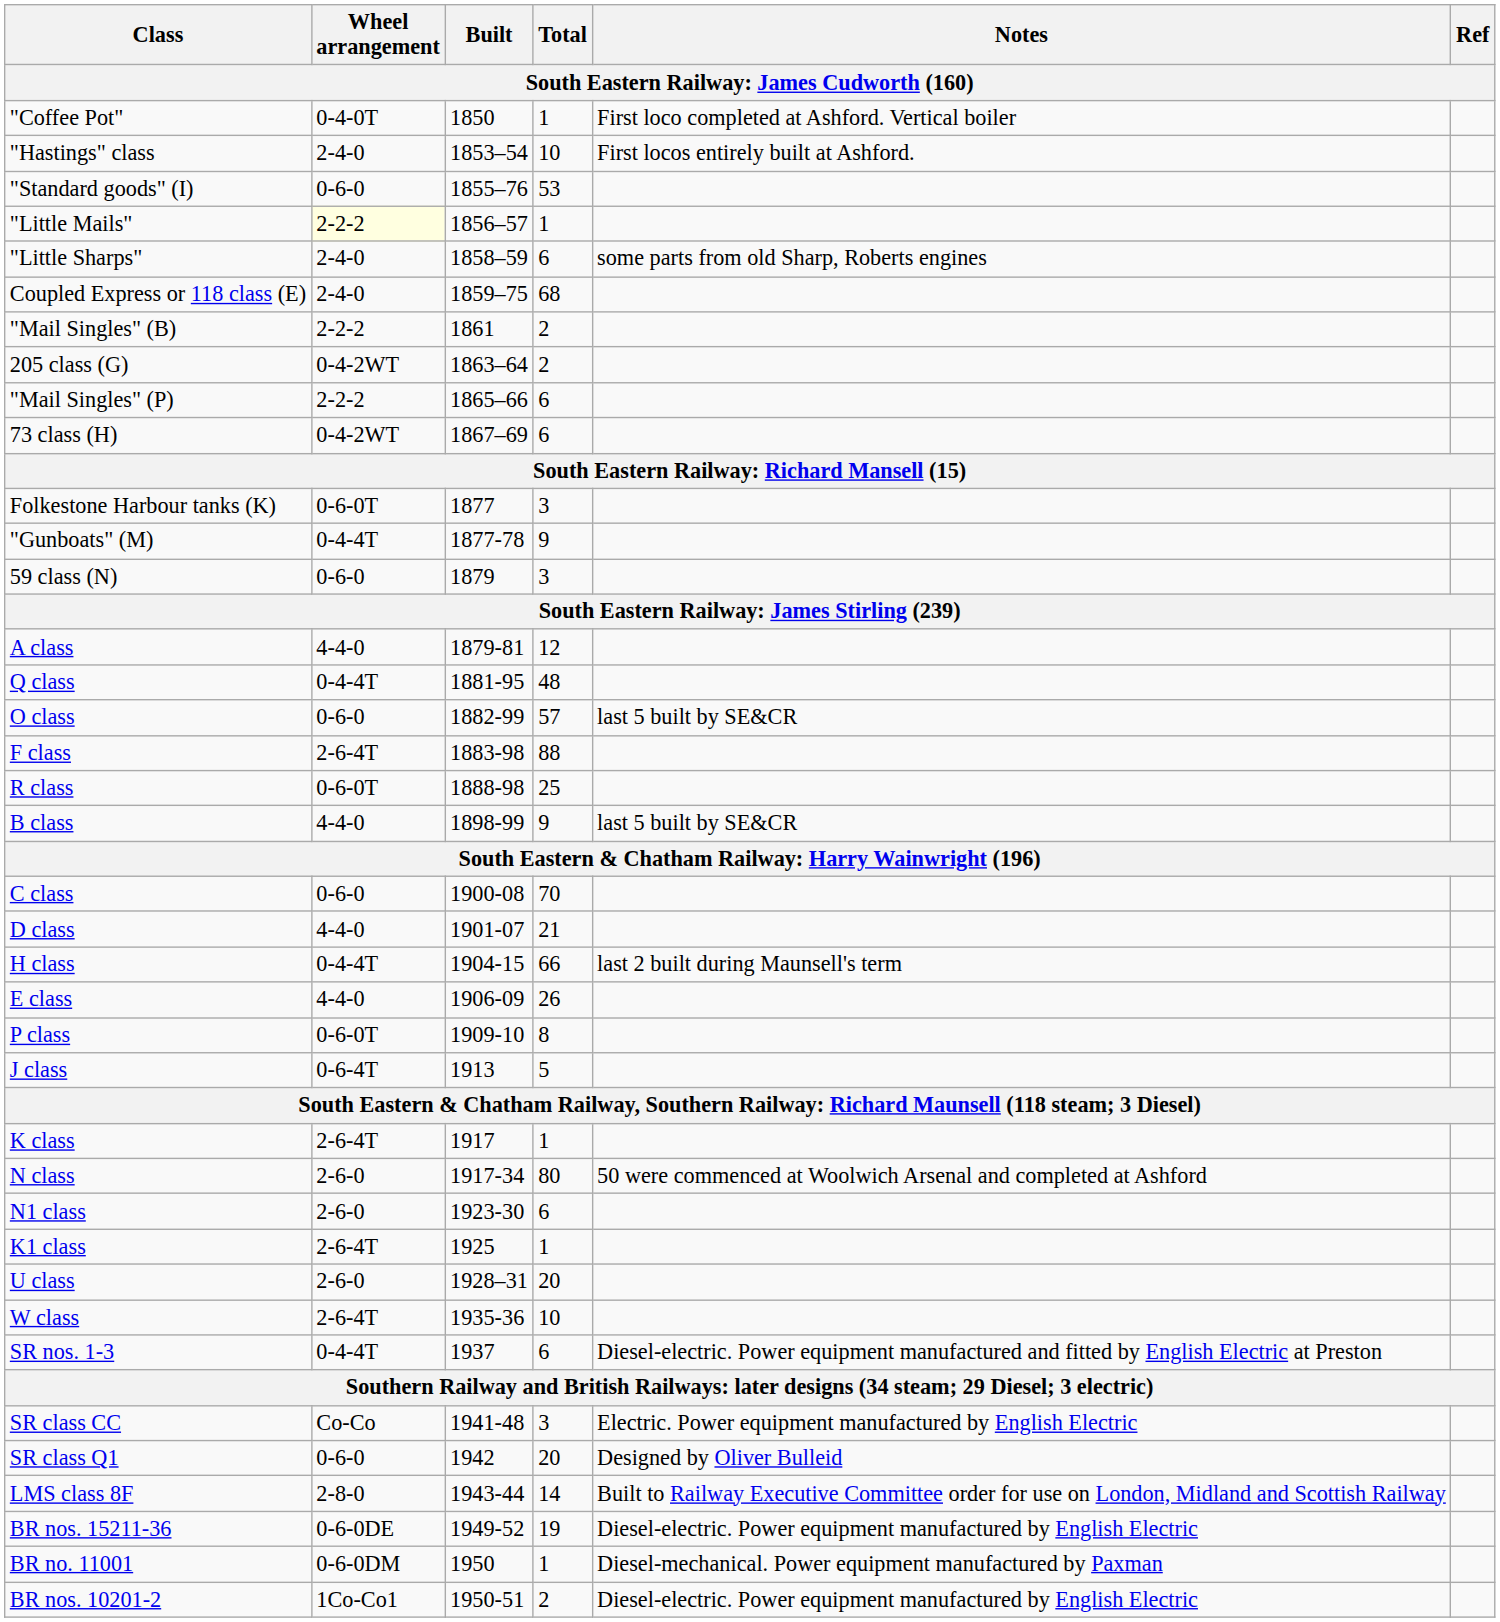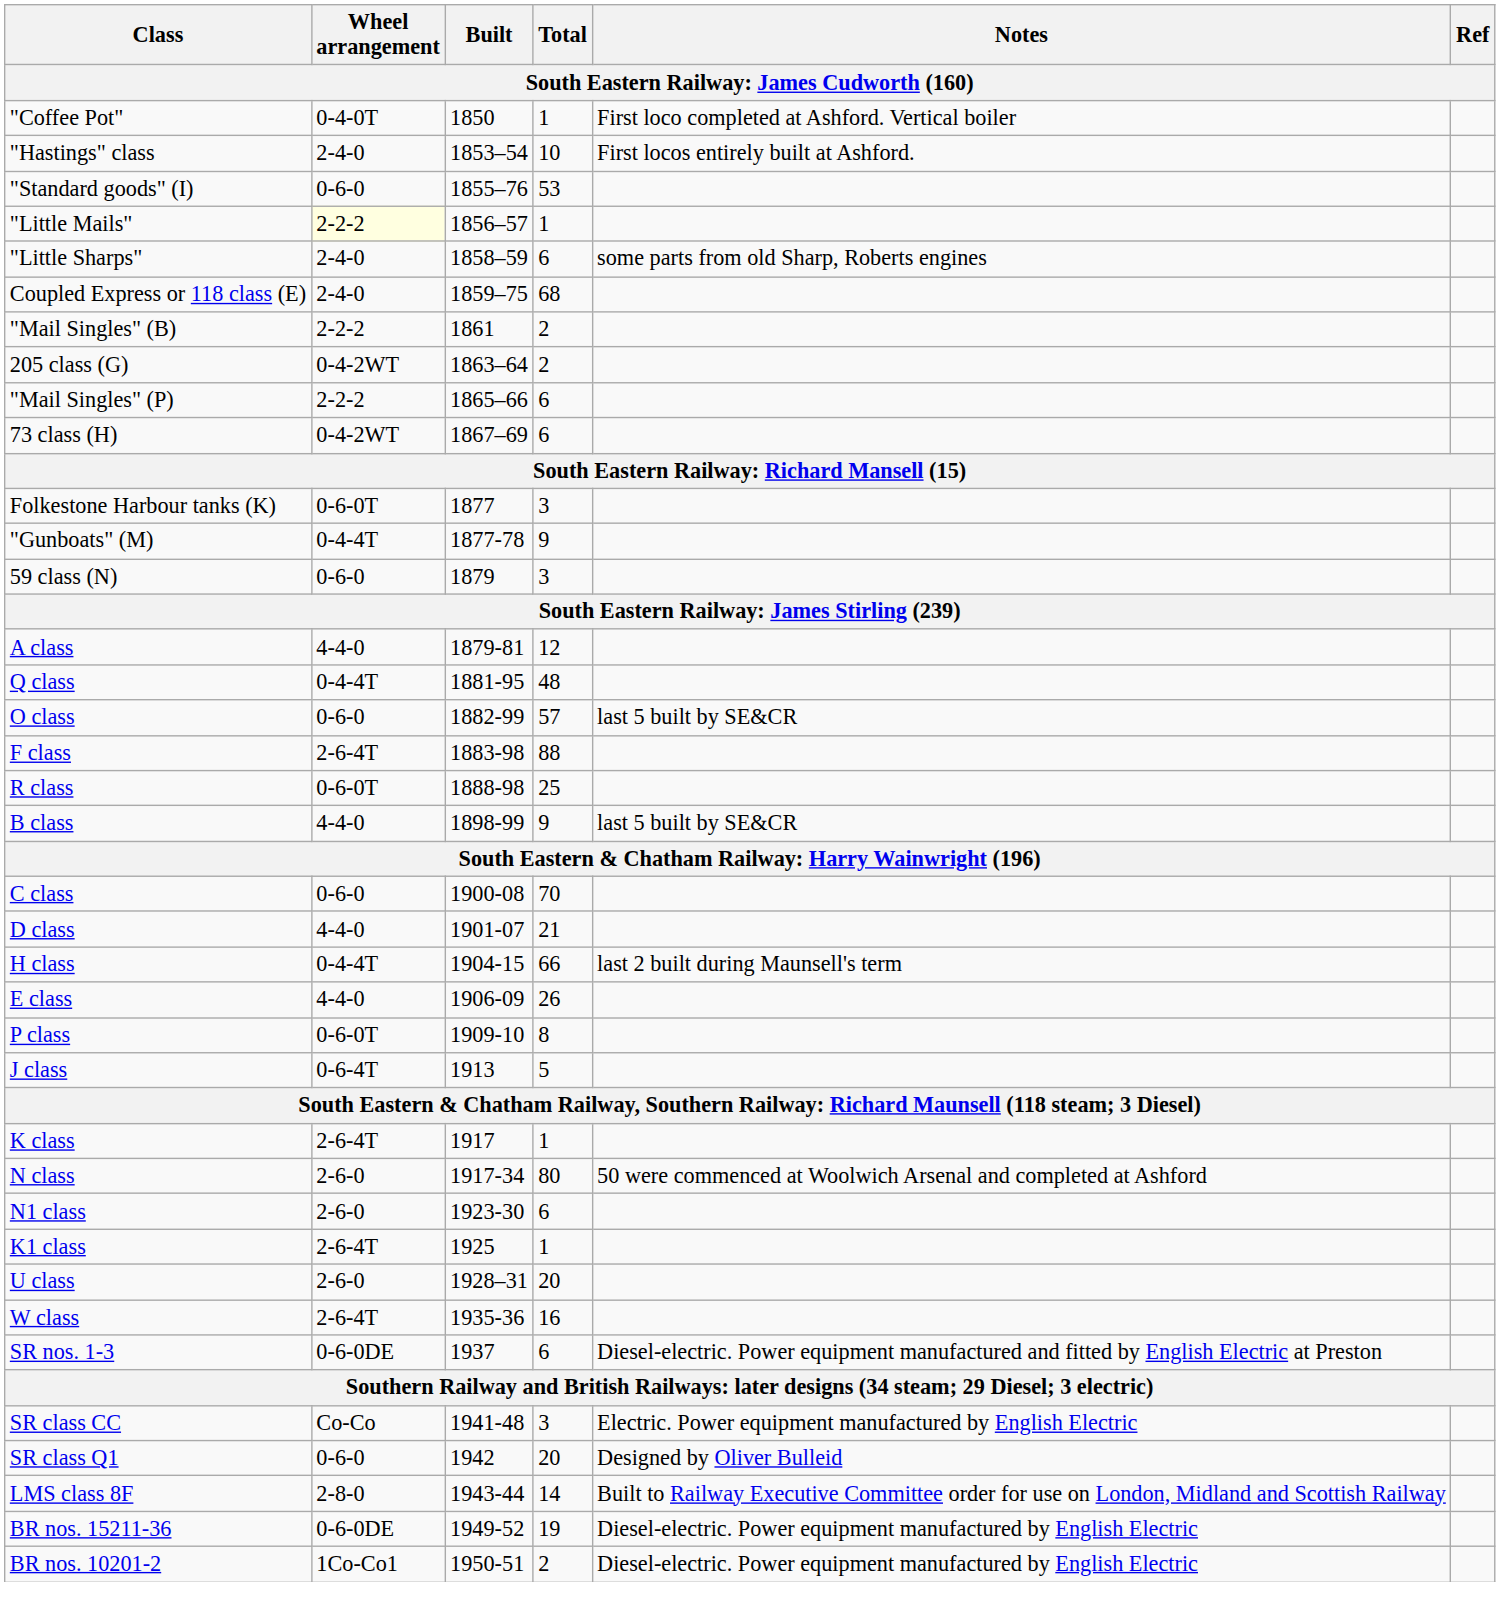(549, 1316) 10 -> (549, 1316) 16
(347, 1352) 0-4-4T -> (355, 1352) 0-6-0DE
- row: (72, 1563)
